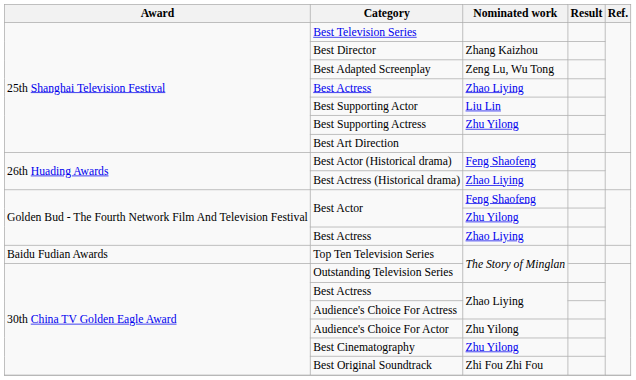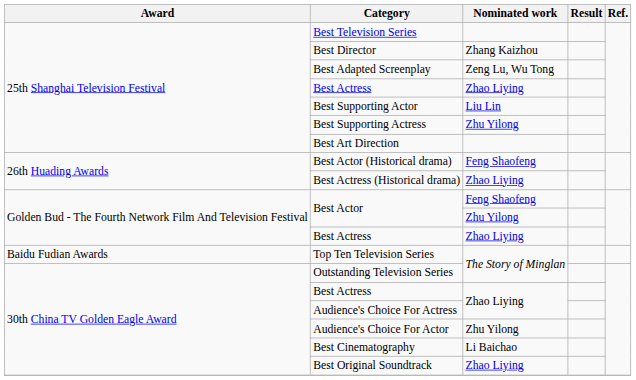(492, 347) Zhu Yilong -> (491, 347) Li Baichao
(504, 365) Zhi Fou Zhi Fou -> (495, 365) Zhao Liying
